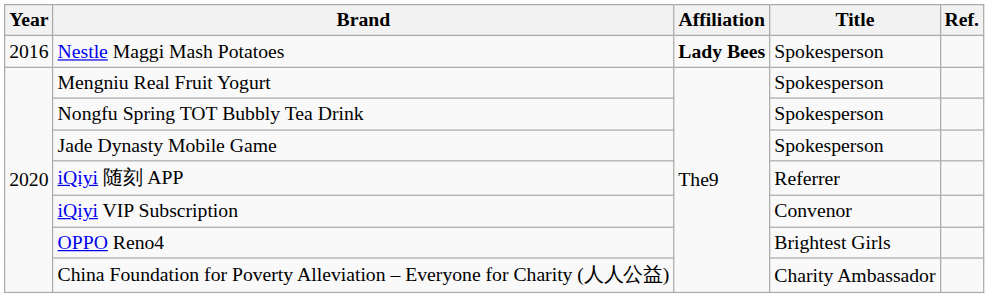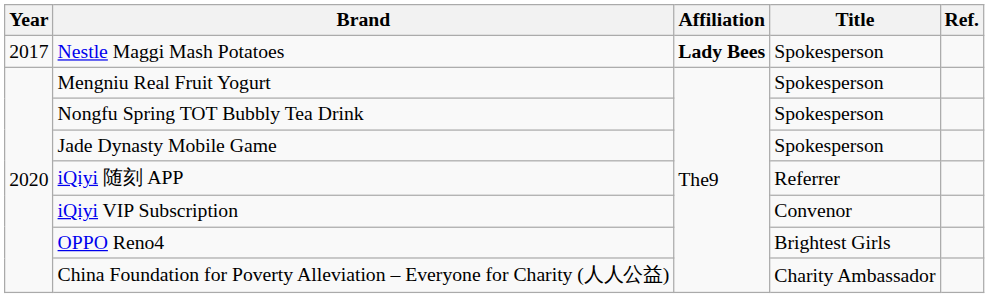(29, 51) 2016 -> (29, 51) 2017
